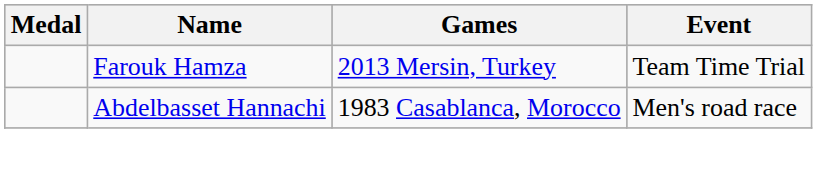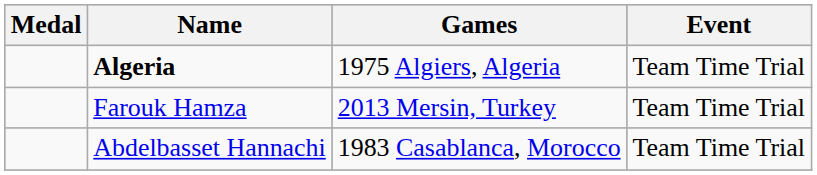+ row: (134, 66)
(715, 107) Men's road race -> (719, 148) Team Time Trial
